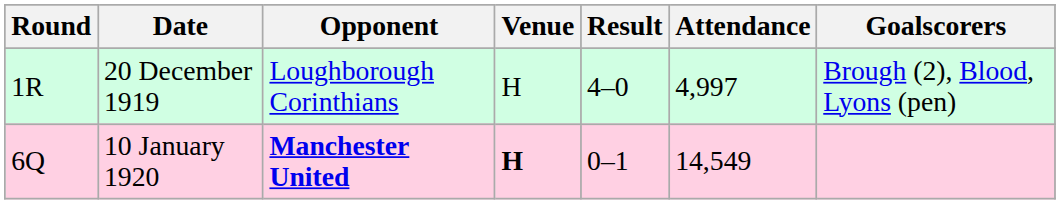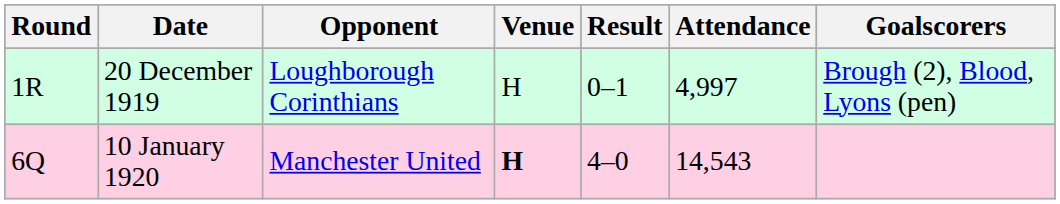(608, 85) 4–0 -> (608, 85) 0–1
(339, 160) bold -> (375, 160) normal
(608, 160) 0–1 -> (608, 160) 4–0
(713, 160) 14,549 -> (713, 160) 14,543
